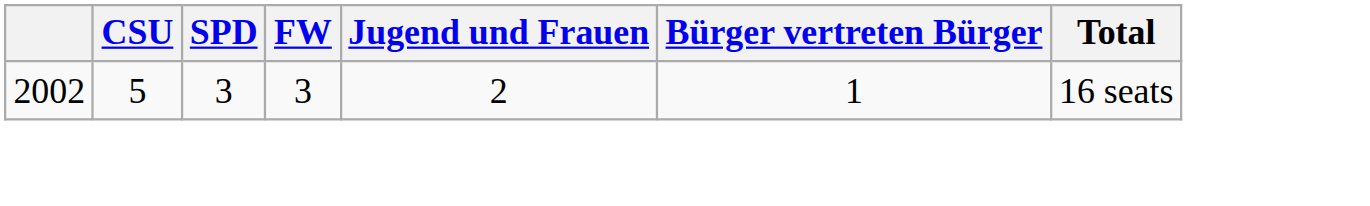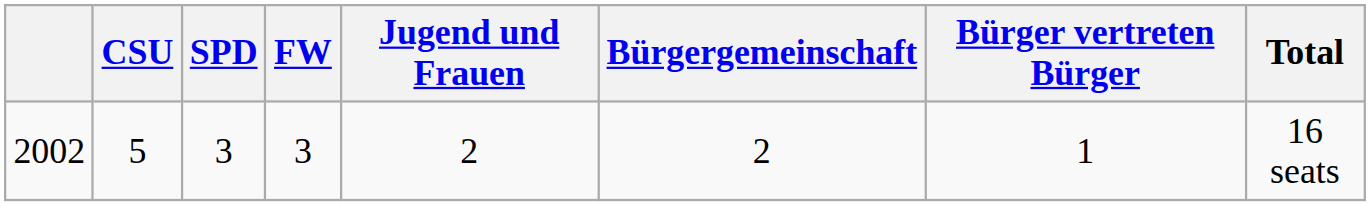+ column: (762, 53)
